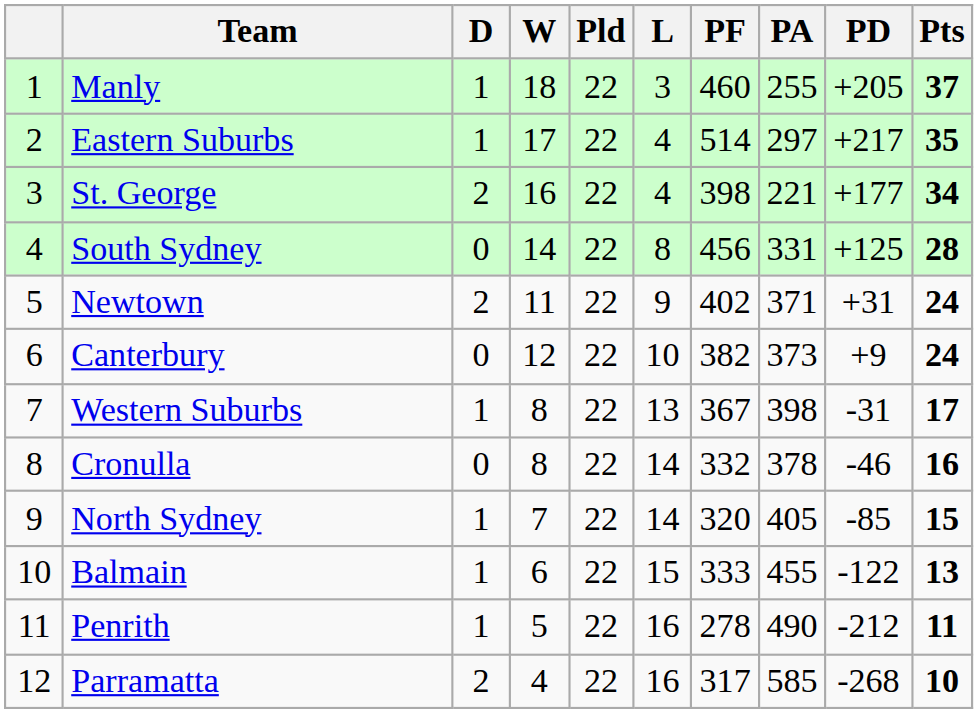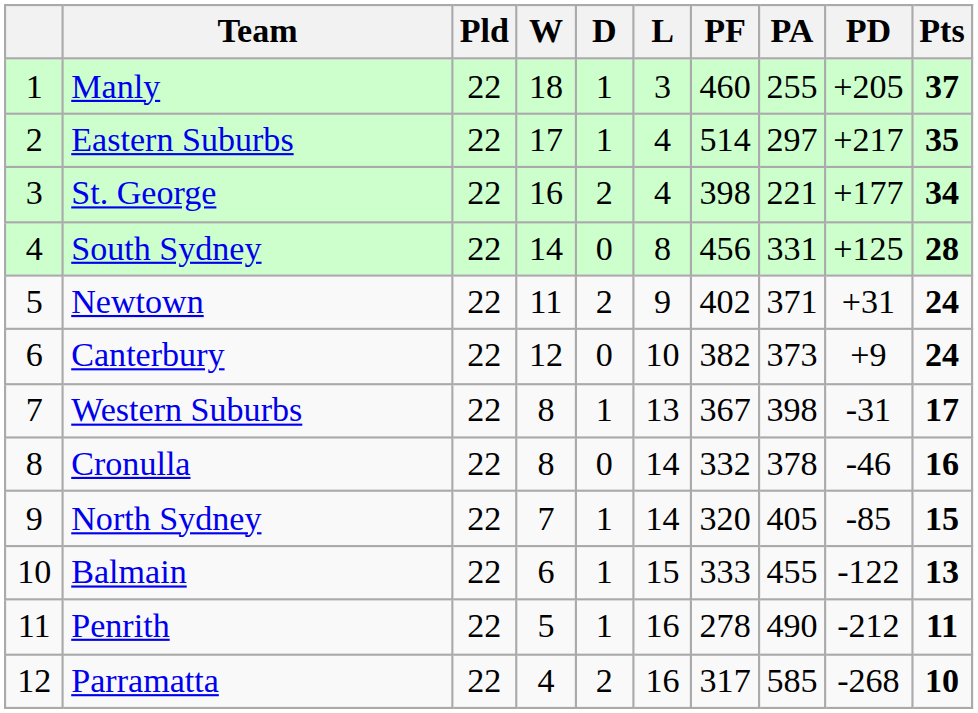columns swapped: (601, 31) <-> (481, 31)
